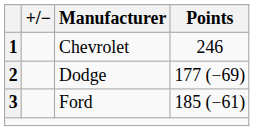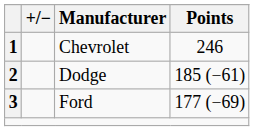(210, 74) 177 (−69) -> (210, 74) 185 (−61)
(210, 103) 185 (−61) -> (210, 103) 177 (−69)
